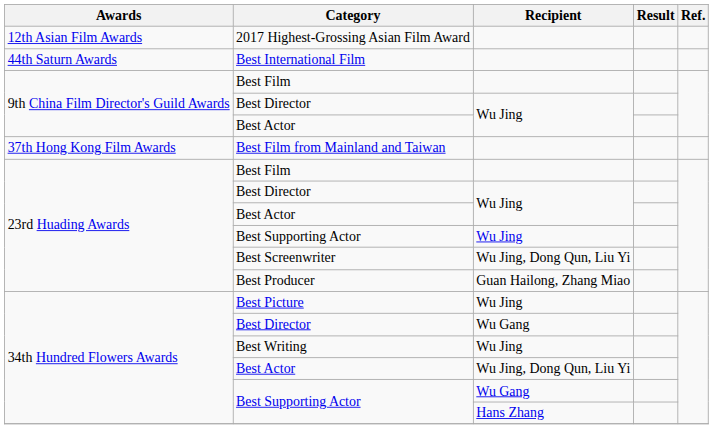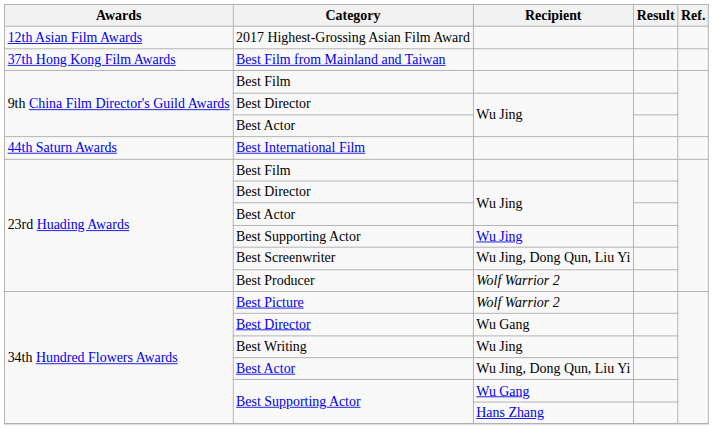rows swapped: (92, 147) <-> (62, 59)
(553, 280) Guan Hailong, Zhang Miao -> (518, 280) Wolf Warrior 2
(499, 302) Wu Jing -> (518, 302) Wolf Warrior 2
